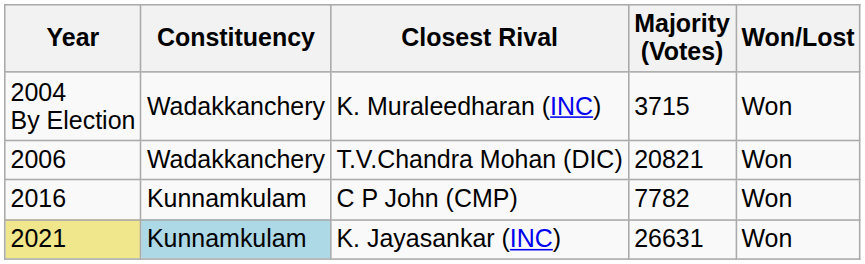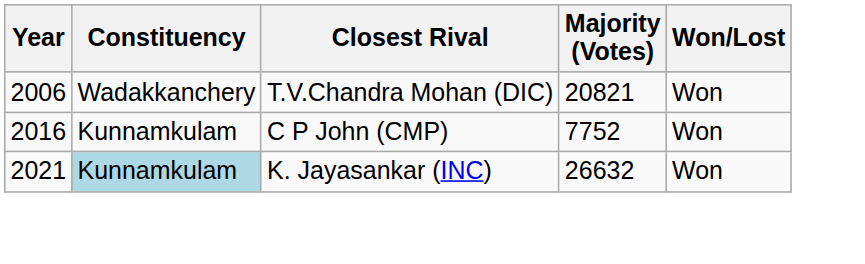- row: (469, 105)
(662, 199) 7782 -> (593, 131) 7752
(38, 238) khaki background -> (38, 171) no background
(669, 238) 26631 -> (600, 171) 26632
